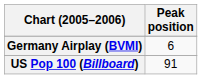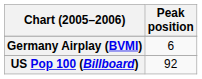(171, 64) 91 -> (171, 64) 92
